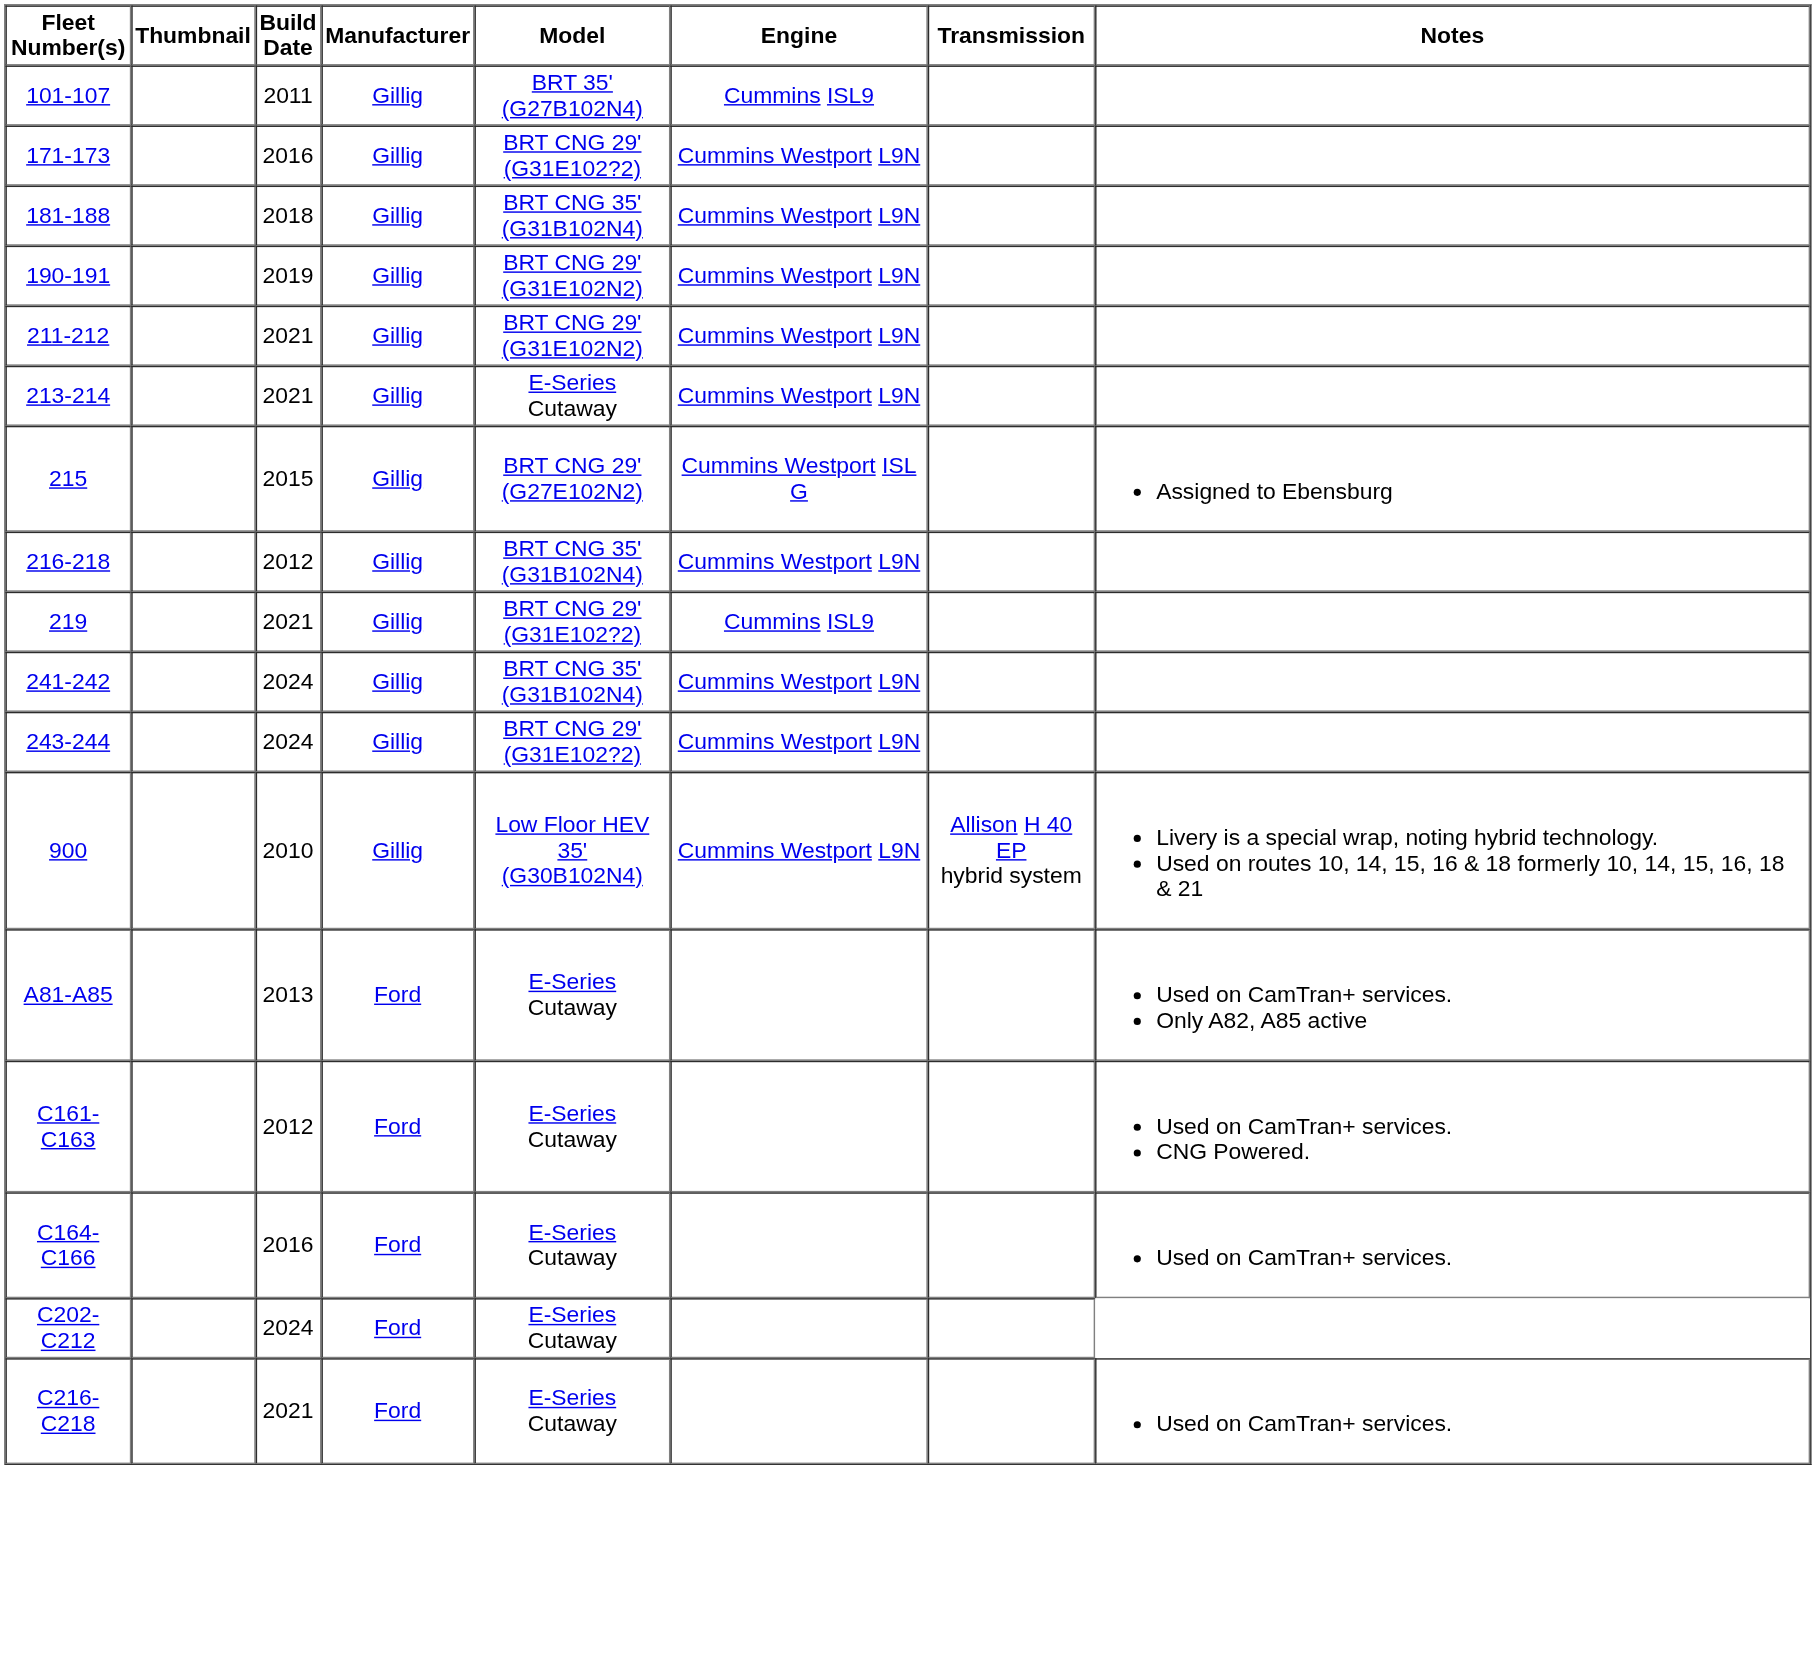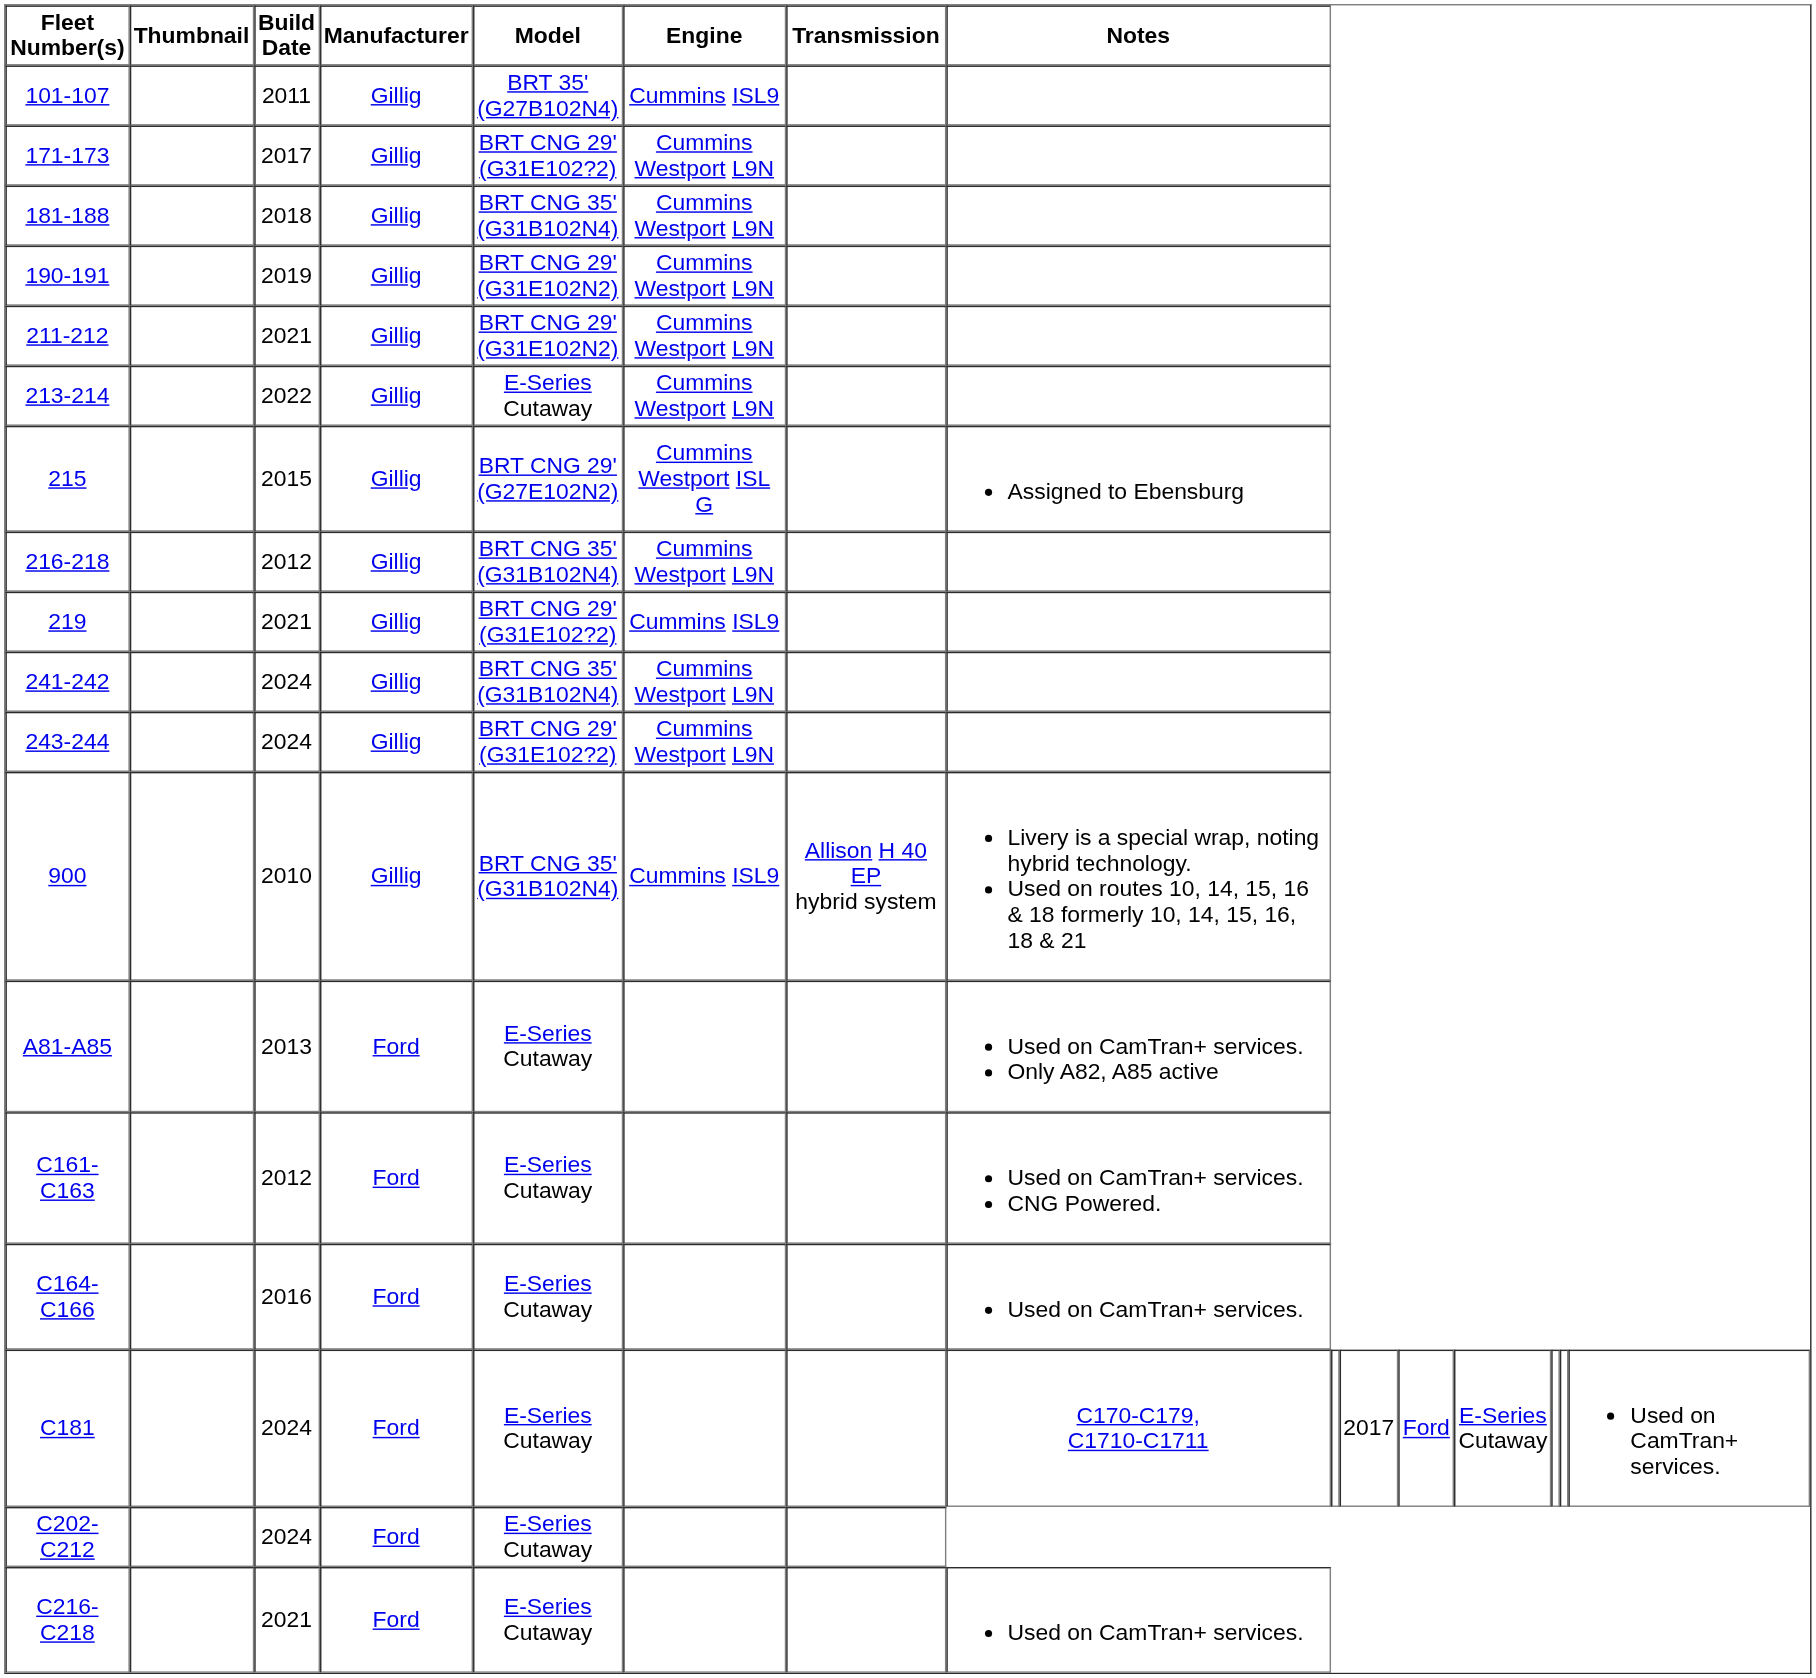(288, 155) 2016 -> (286, 155) 2017
(288, 395) 2021 -> (286, 395) 2022
(572, 850) Low Floor HEV 35' (G30B102N4) -> (548, 876) BRT CNG 35' (G31B102N4)
(799, 850) Cummins Westport L9N -> (704, 876) Cummins ISL9
+ row: (67, 1428)
